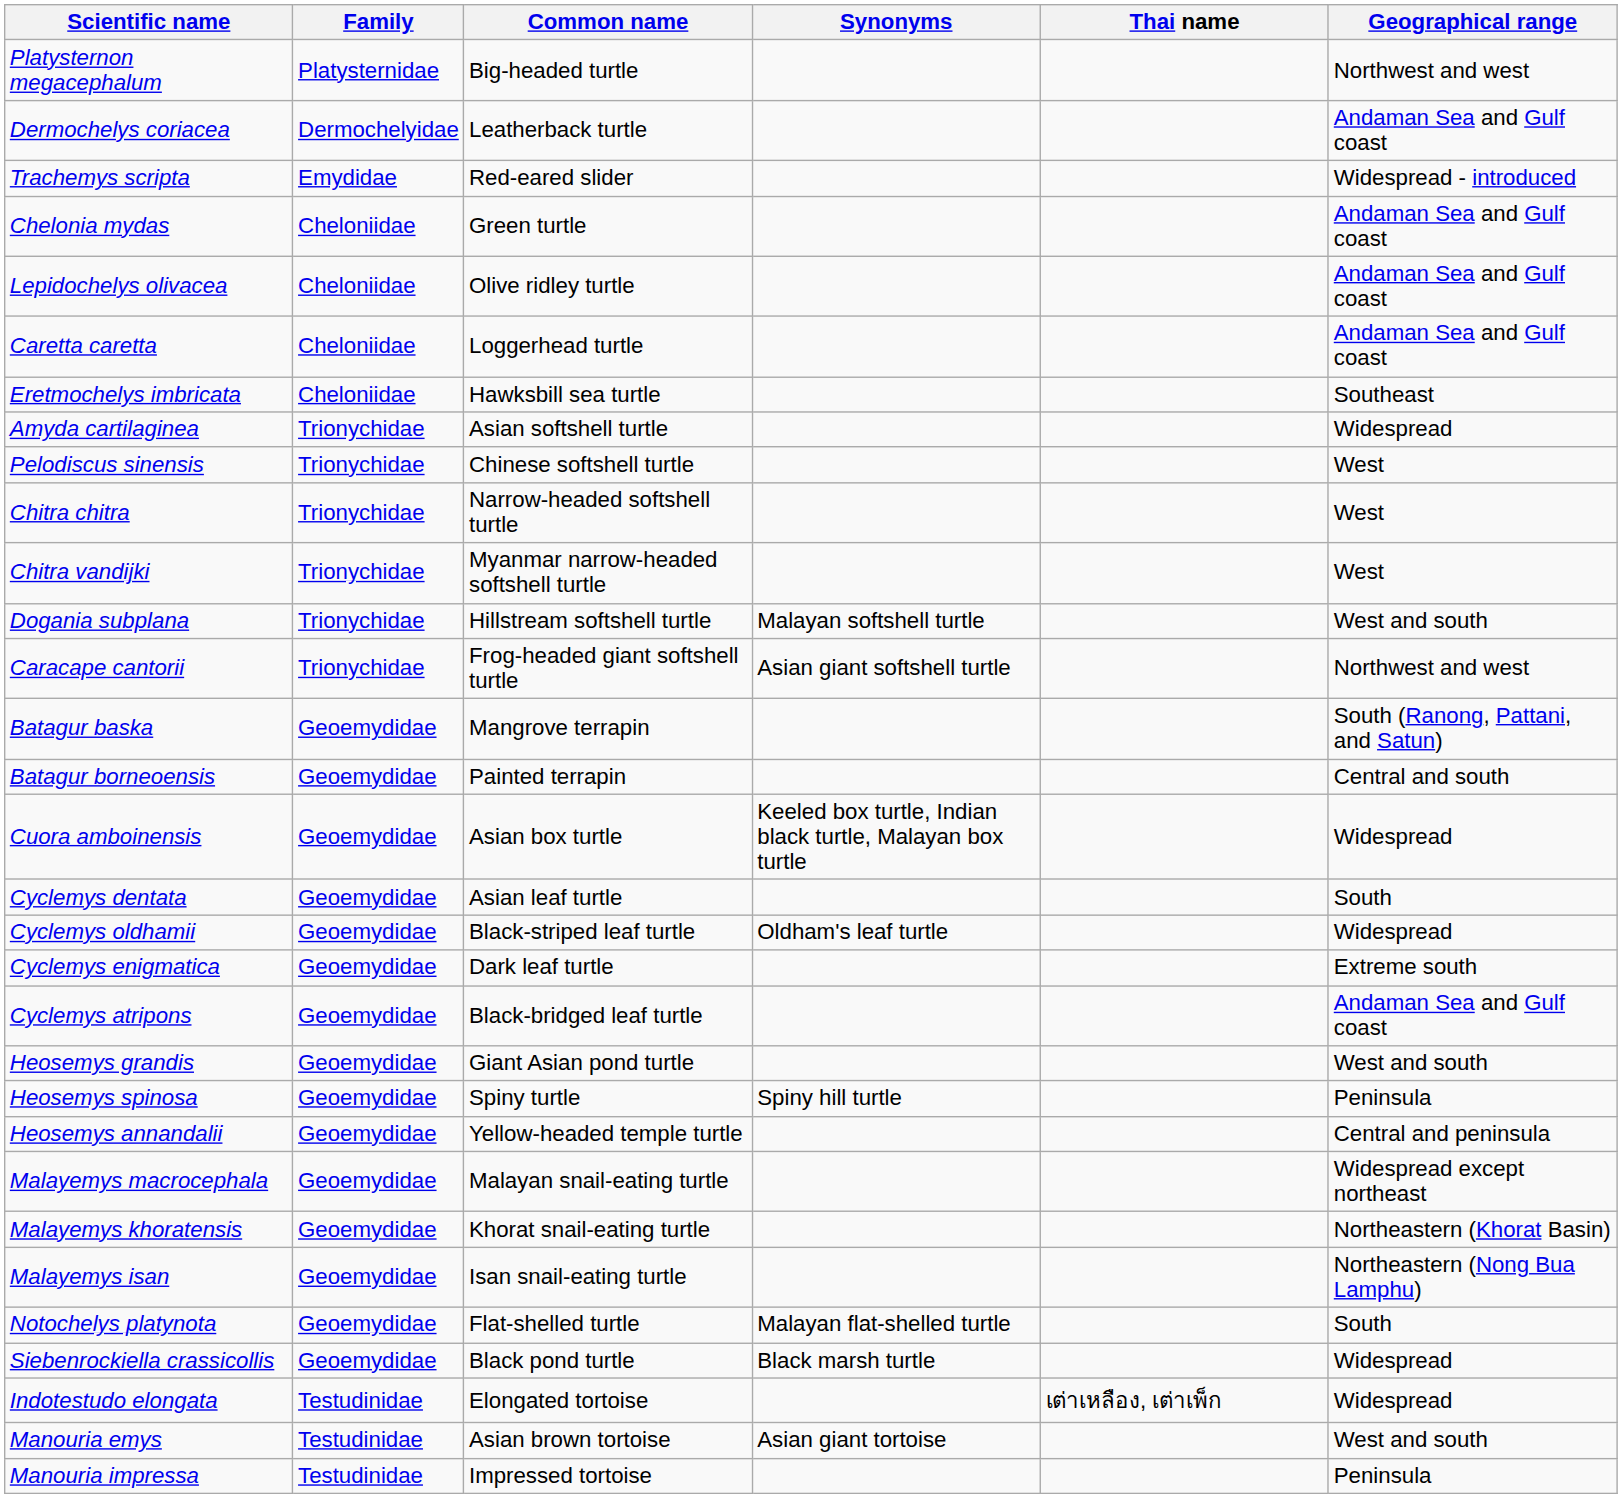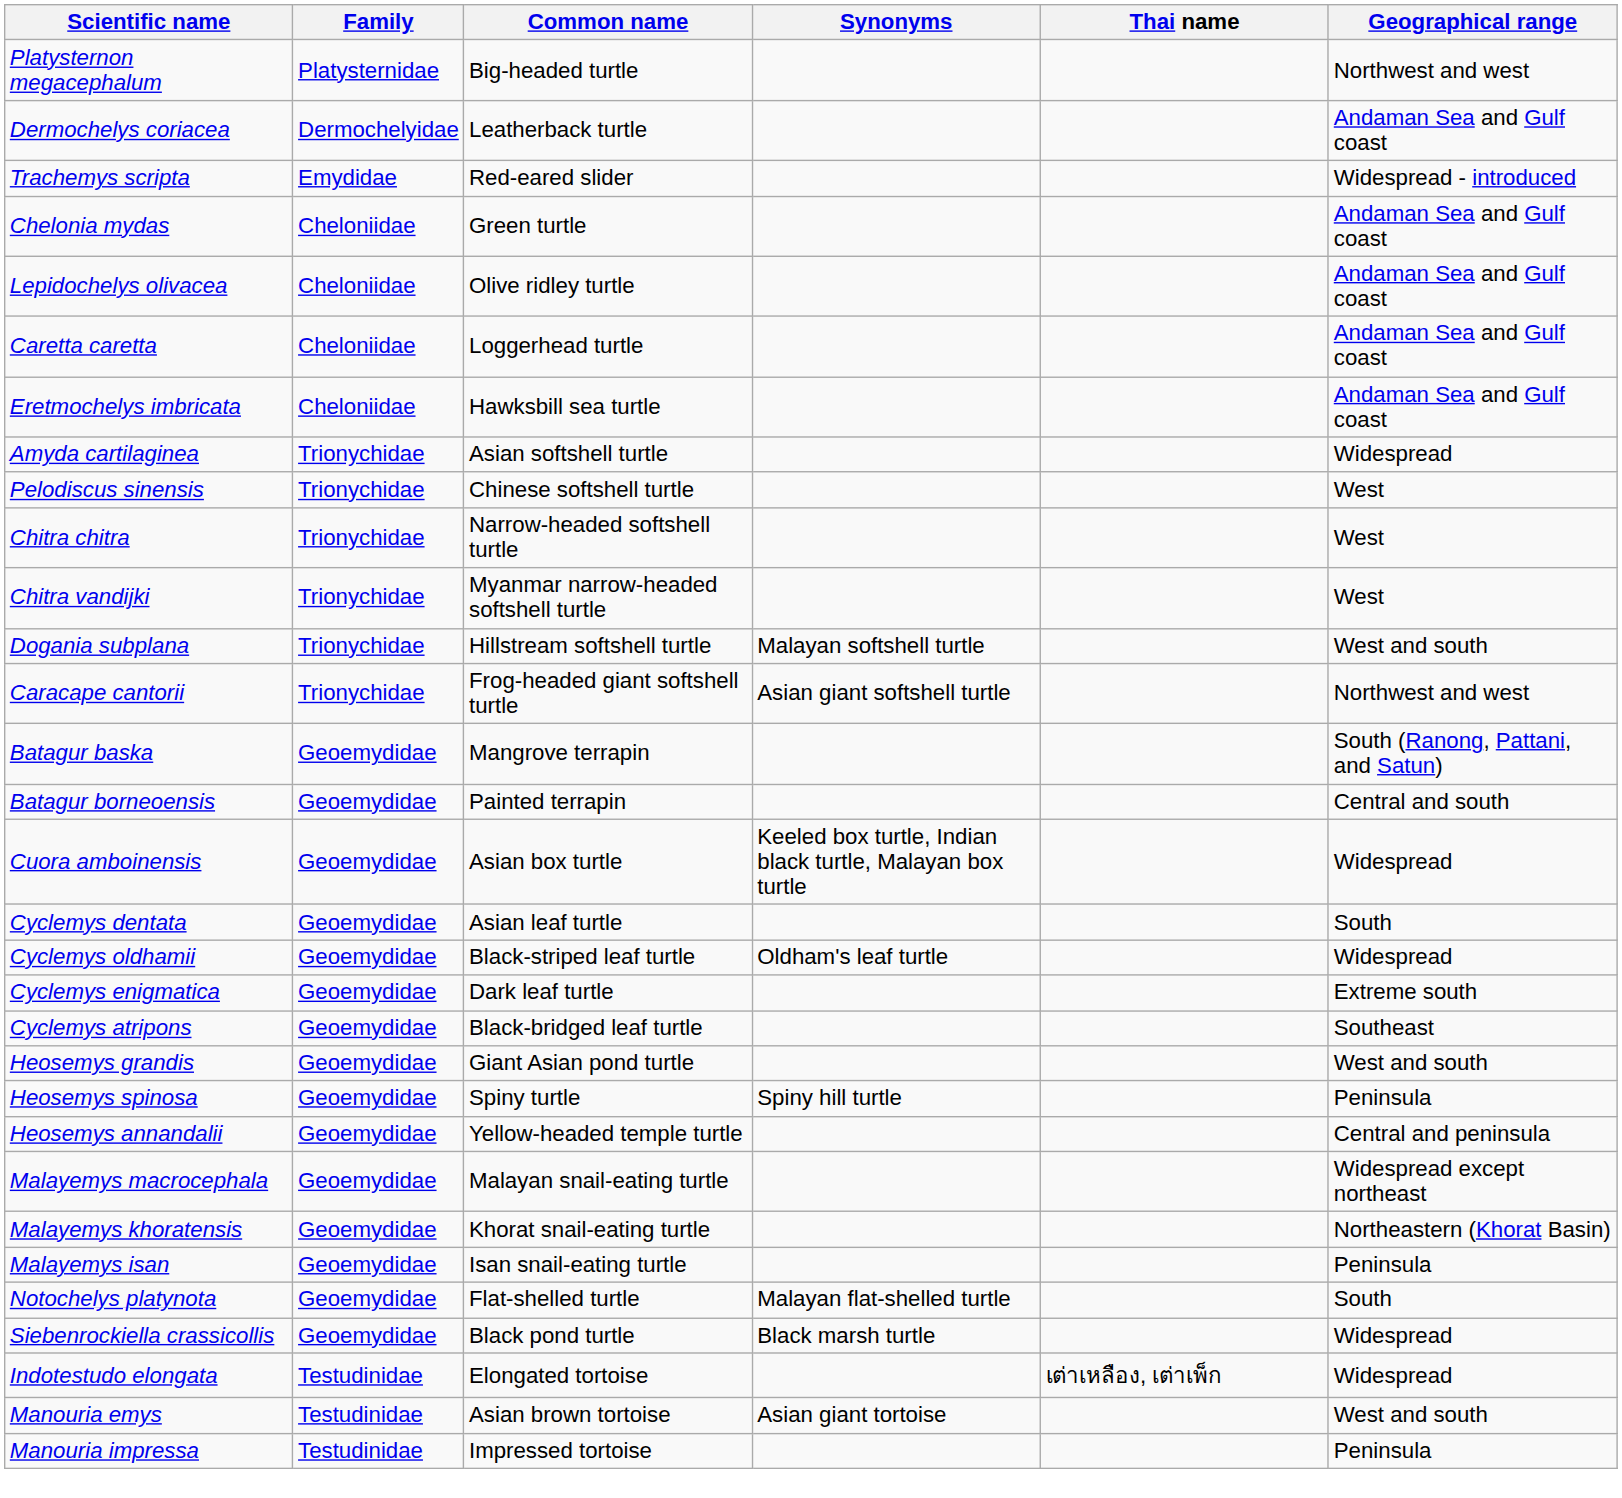(1384, 394) Southeast -> (1449, 406) Andaman Sea and Gulf coast
(1449, 1015) Andaman Sea and Gulf coast -> (1384, 1027) Southeast
(1454, 1276) Northeastern (Nong Bua Lamphu) -> (1383, 1264) Peninsula
